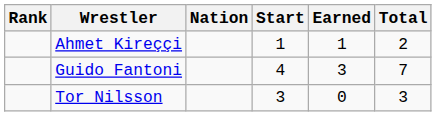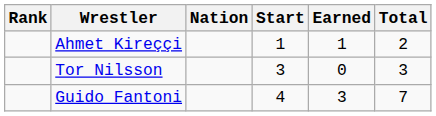rows swapped: (109, 97) <-> (119, 71)
